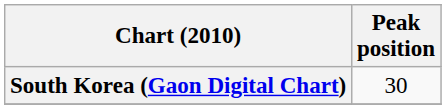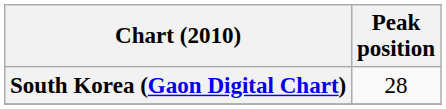(396, 85) 30 -> (396, 85) 28
